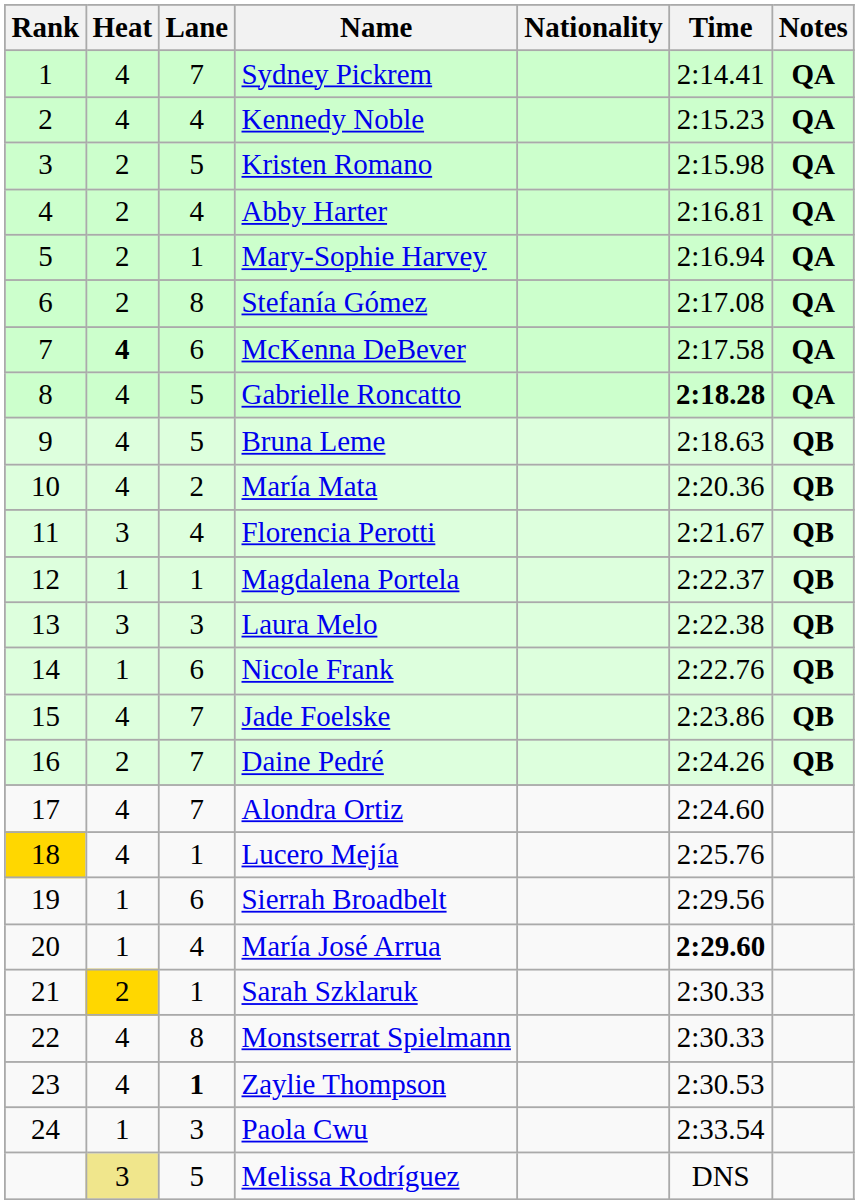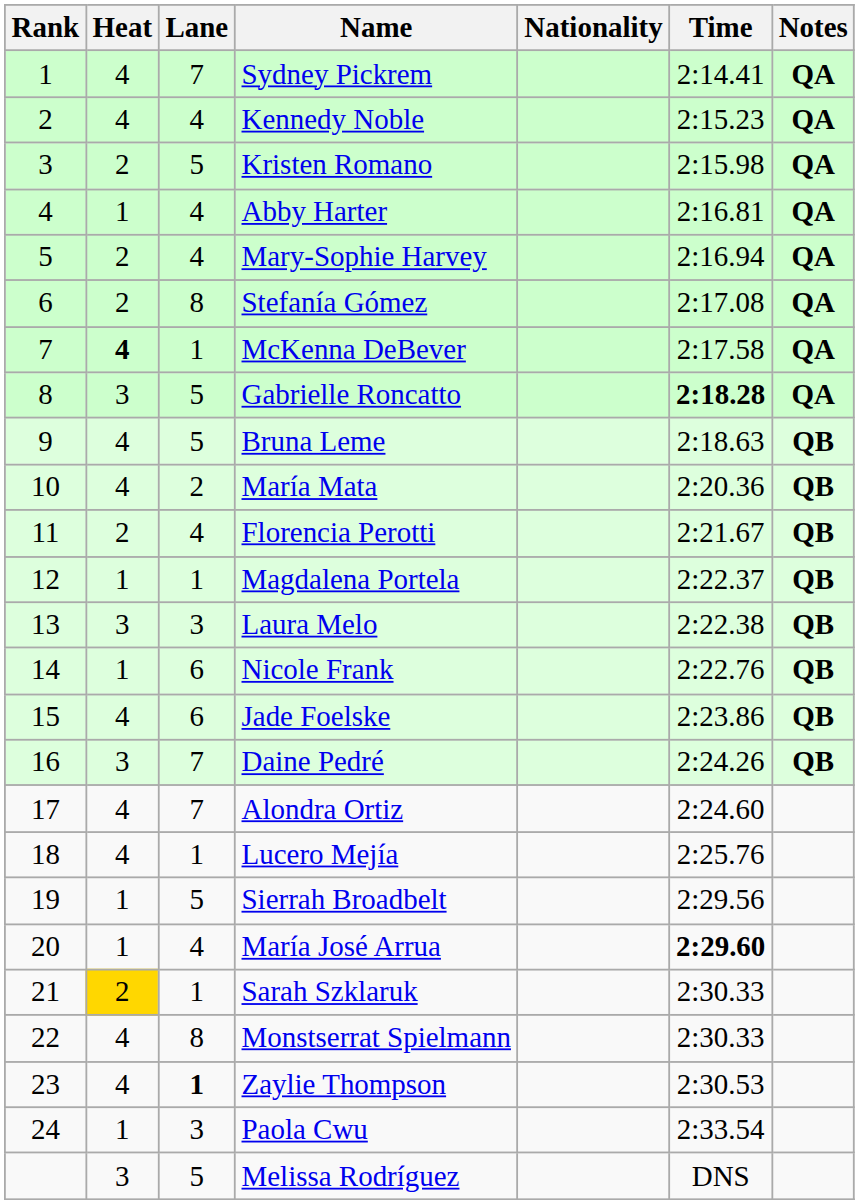(122, 211) 2 -> (122, 211) 1
(197, 257) 1 -> (197, 257) 4
(197, 348) 6 -> (197, 348) 1
(122, 394) 4 -> (122, 394) 3
(122, 532) 3 -> (122, 532) 2
(197, 716) 7 -> (197, 716) 6
(122, 762) 2 -> (122, 762) 3
(45, 854) gold background -> (45, 854) no background
(197, 900) 6 -> (197, 900) 5
(122, 1175) khaki background -> (122, 1175) no background
